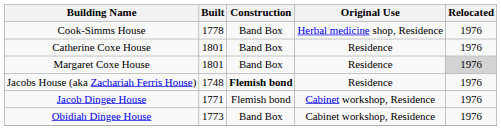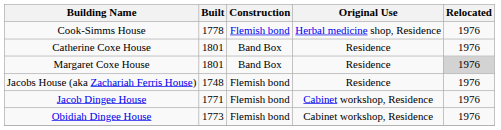(261, 30) Band Box -> (260, 30) Flemish bond
(261, 82) bold -> (260, 82) normal
(261, 116) Band Box -> (260, 116) Flemish bond
